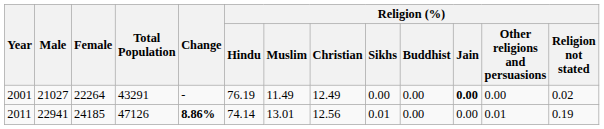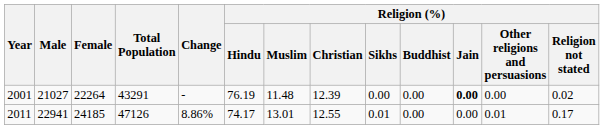(280, 94) 11.49 -> (280, 94) 11.48
(326, 94) 12.49 -> (326, 94) 12.39
(198, 114) bold -> (197, 114) normal
(241, 114) 74.14 -> (241, 114) 74.17
(326, 114) 12.56 -> (326, 114) 12.55
(563, 114) 0.19 -> (563, 114) 0.17
